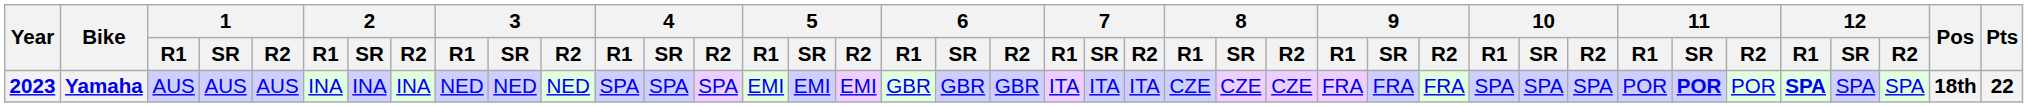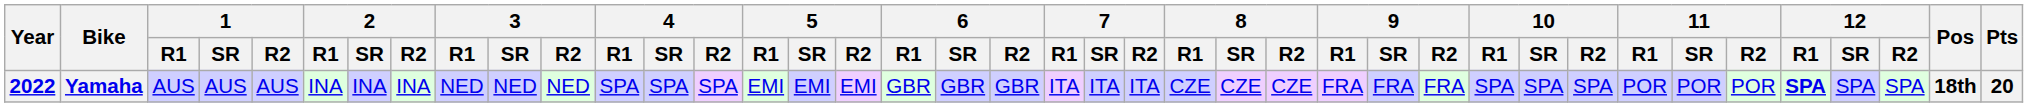(32, 86) 2023 -> (32, 86) 2022
(1699, 86) bold -> (1699, 86) normal
(2002, 86) 22 -> (2002, 86) 20
